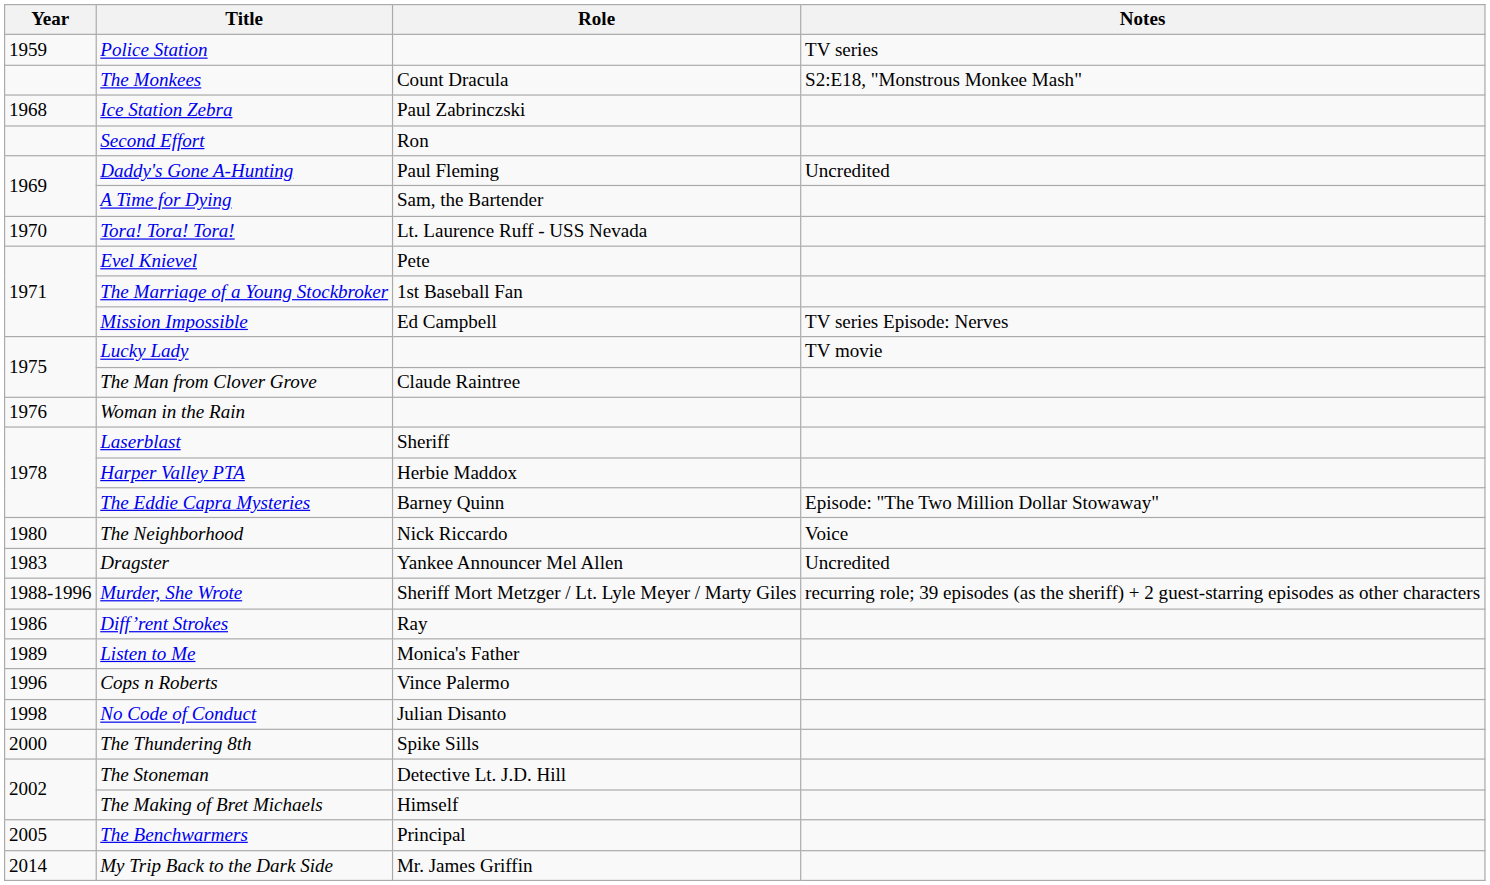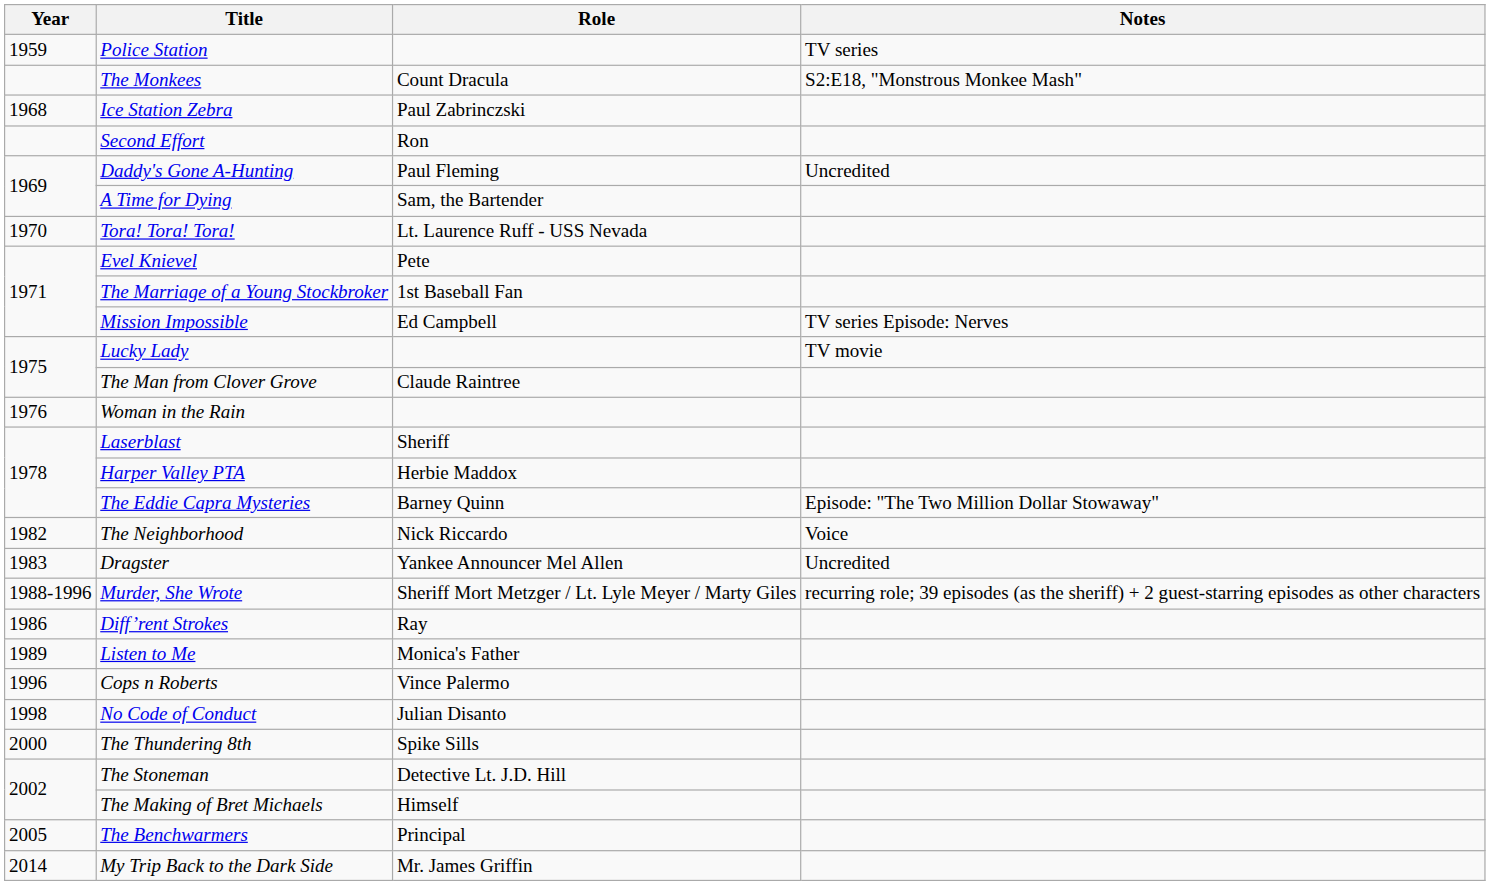(28, 532) 1980 -> (28, 532) 1982
